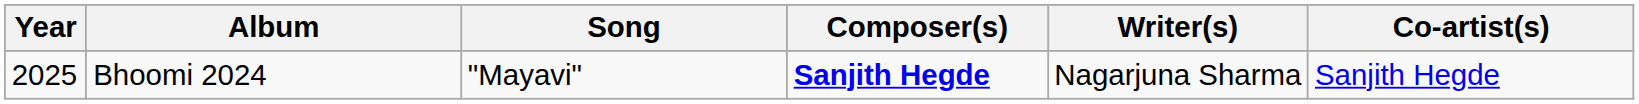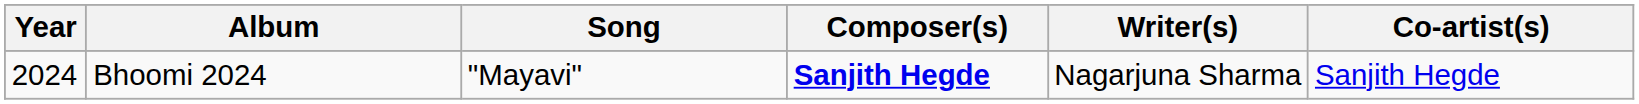(44, 74) 2025 -> (44, 74) 2024
